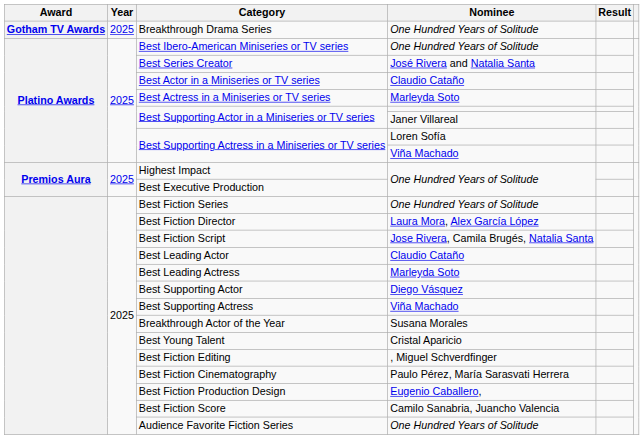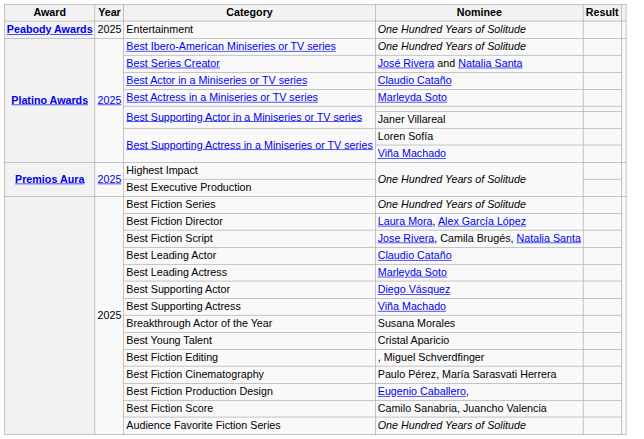- row: (205, 30)
+ row: (160, 30)
